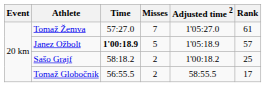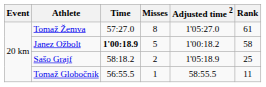(155, 29) 7 -> (155, 29) 8
(203, 44) 1'05:18.9 -> (203, 44) 1'00:18.2
(248, 44) 57 -> (248, 44) 58
(203, 59) 1'00:18.2 -> (203, 59) 1'05:18.9
(155, 74) 2 -> (155, 74) 1
(248, 74) 17 -> (248, 74) 11
